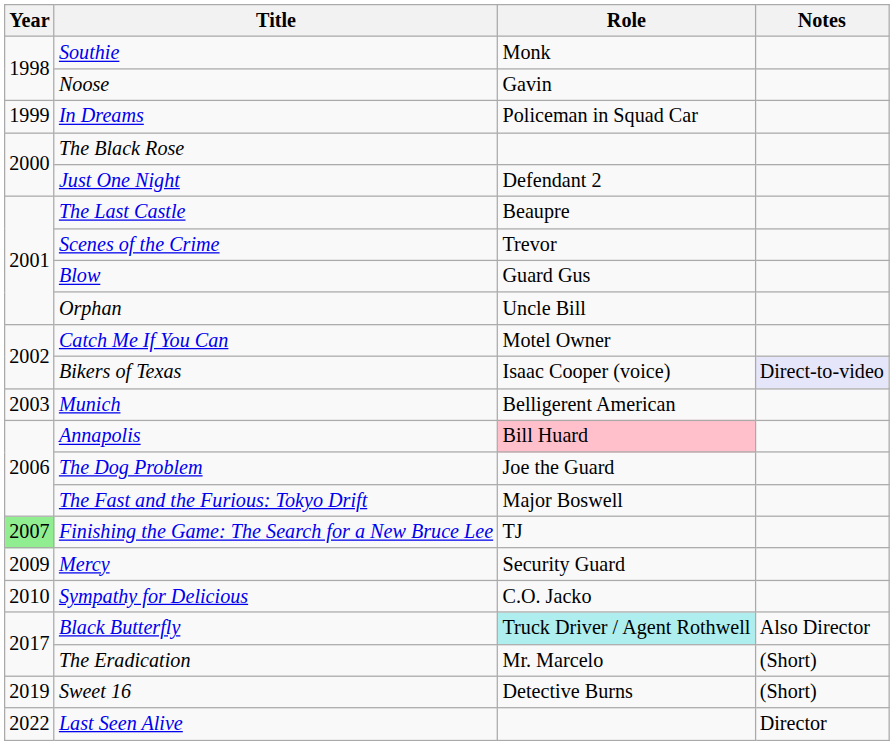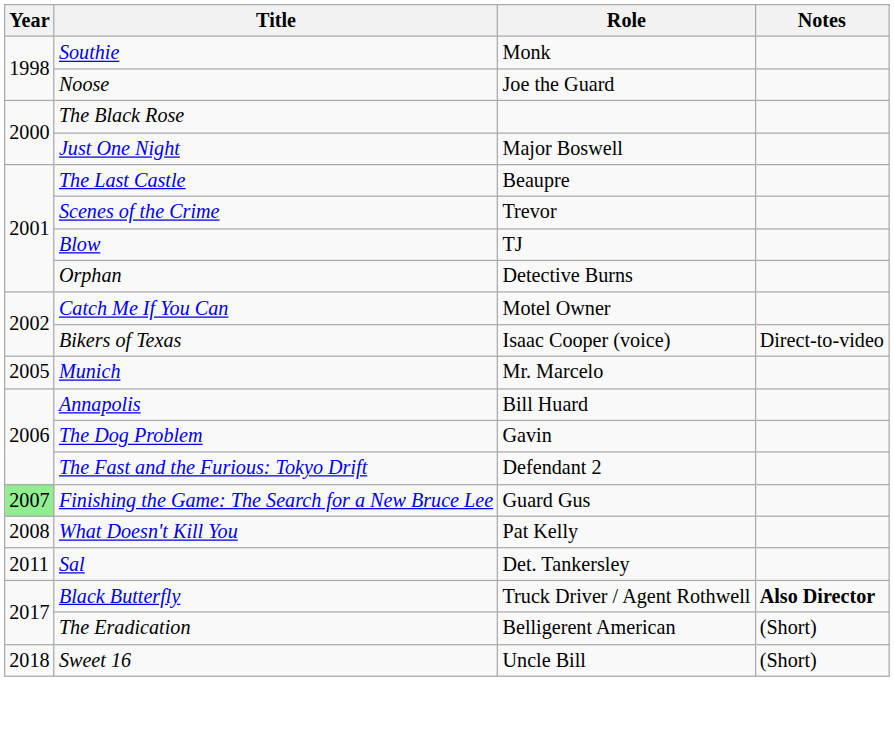(527, 84) Gavin -> (558, 84) Joe the Guard
- row: (101, 116)
(552, 180) Defendant 2 -> (563, 148) Major Boswell
(546, 276) Guard Gus -> (513, 244) TJ
(544, 308) Uncle Bill -> (568, 276) Detective Burns
(822, 372) lavender background -> (822, 340) no background
(29, 404) 2003 -> (29, 372) 2005
(589, 404) Belligerent American -> (553, 372) Mr. Marcelo
(545, 436) pink background -> (545, 404) no background
(558, 468) Joe the Guard -> (527, 436) Gavin
(563, 500) Major Boswell -> (552, 468) Defendant 2
(513, 532) TJ -> (546, 500) Guard Gus
+ row: (148, 532)
- row: (84, 564)
- row: (154, 595)
+ row: (72, 564)
(626, 627) paleturquoise background -> (626, 595) no background
(815, 627) normal -> (817, 595) bold
(553, 659) Mr. Marcelo -> (589, 627) Belligerent American
(29, 691) 2019 -> (29, 659) 2018
(568, 691) Detective Burns -> (544, 659) Uncle Bill
- row: (121, 723)
